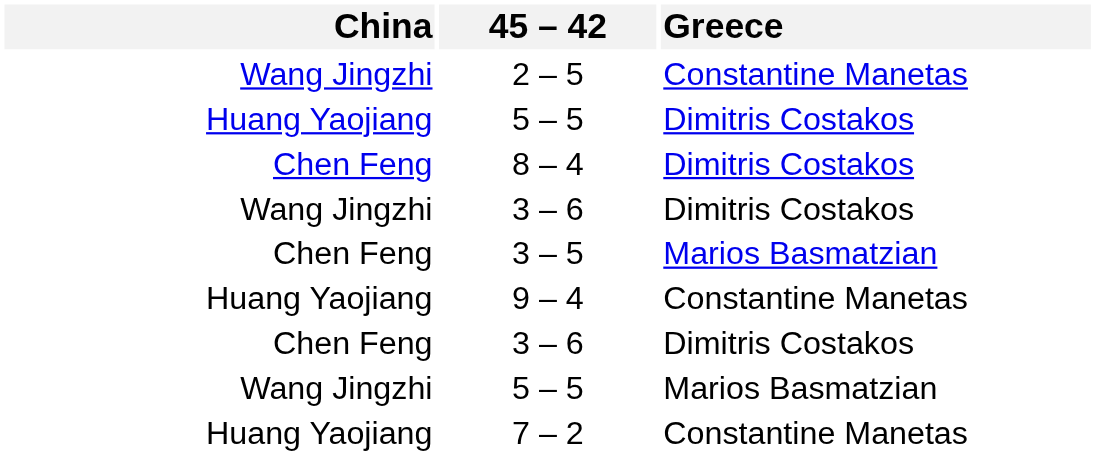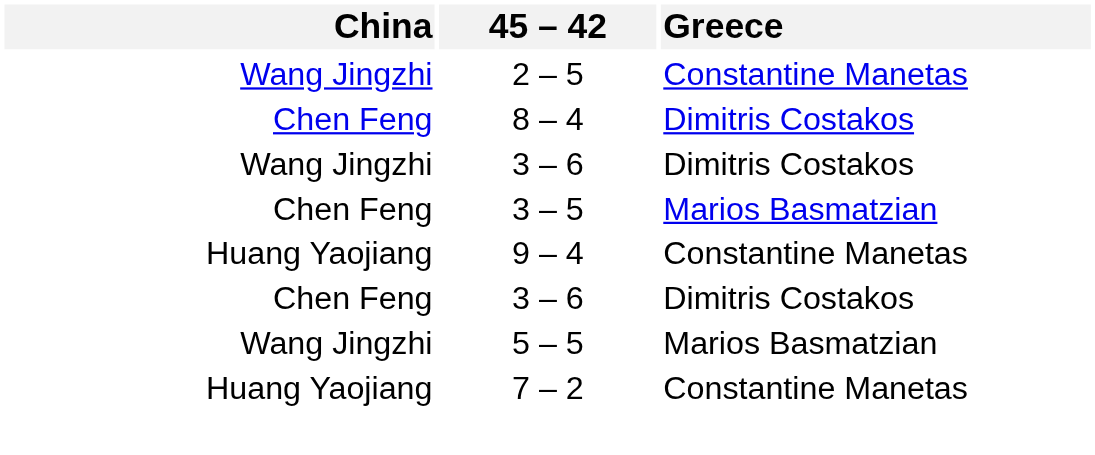- row: (319, 119)
